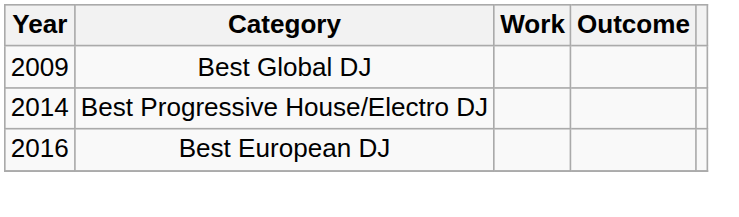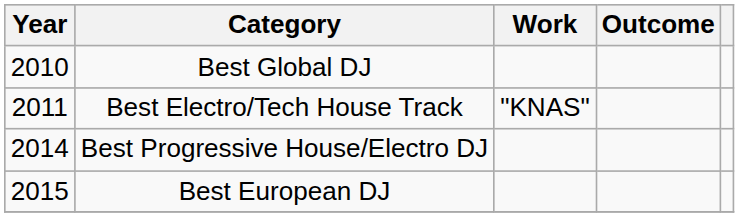(40, 66) 2009 -> (40, 66) 2010
+ row: (285, 107)
(40, 149) 2016 -> (40, 190) 2015
